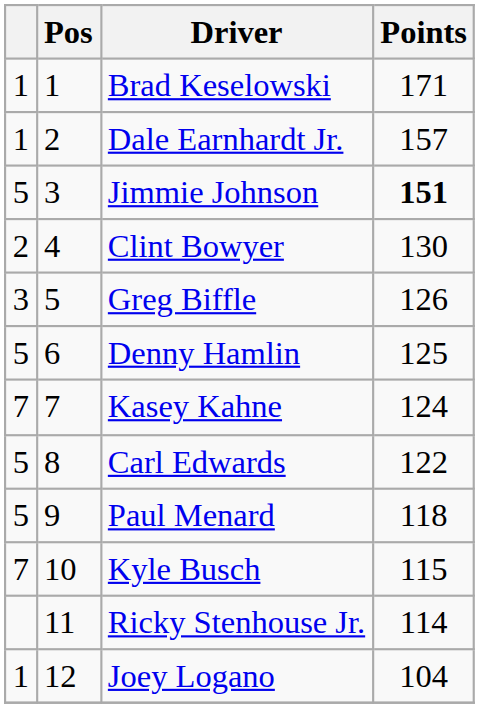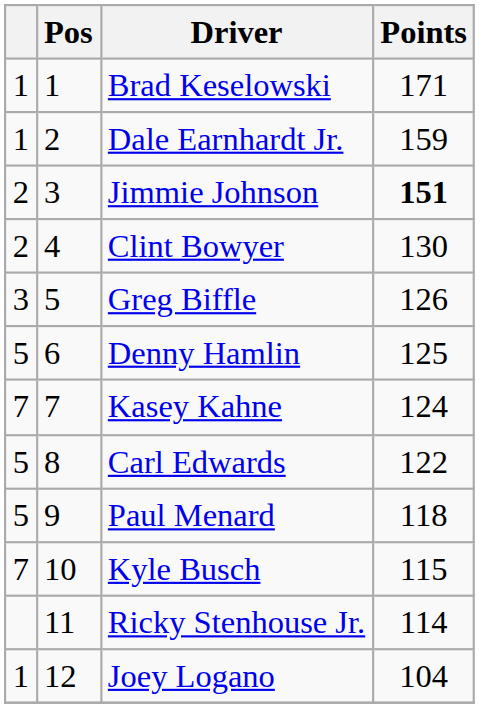(424, 138) 157 -> (424, 138) 159
(21, 192) 5 -> (21, 192) 2
